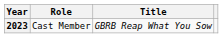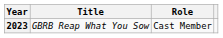columns swapped: (153, 12) <-> (61, 12)
